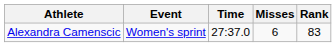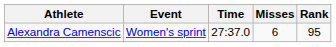(314, 32) 83 -> (314, 32) 95
